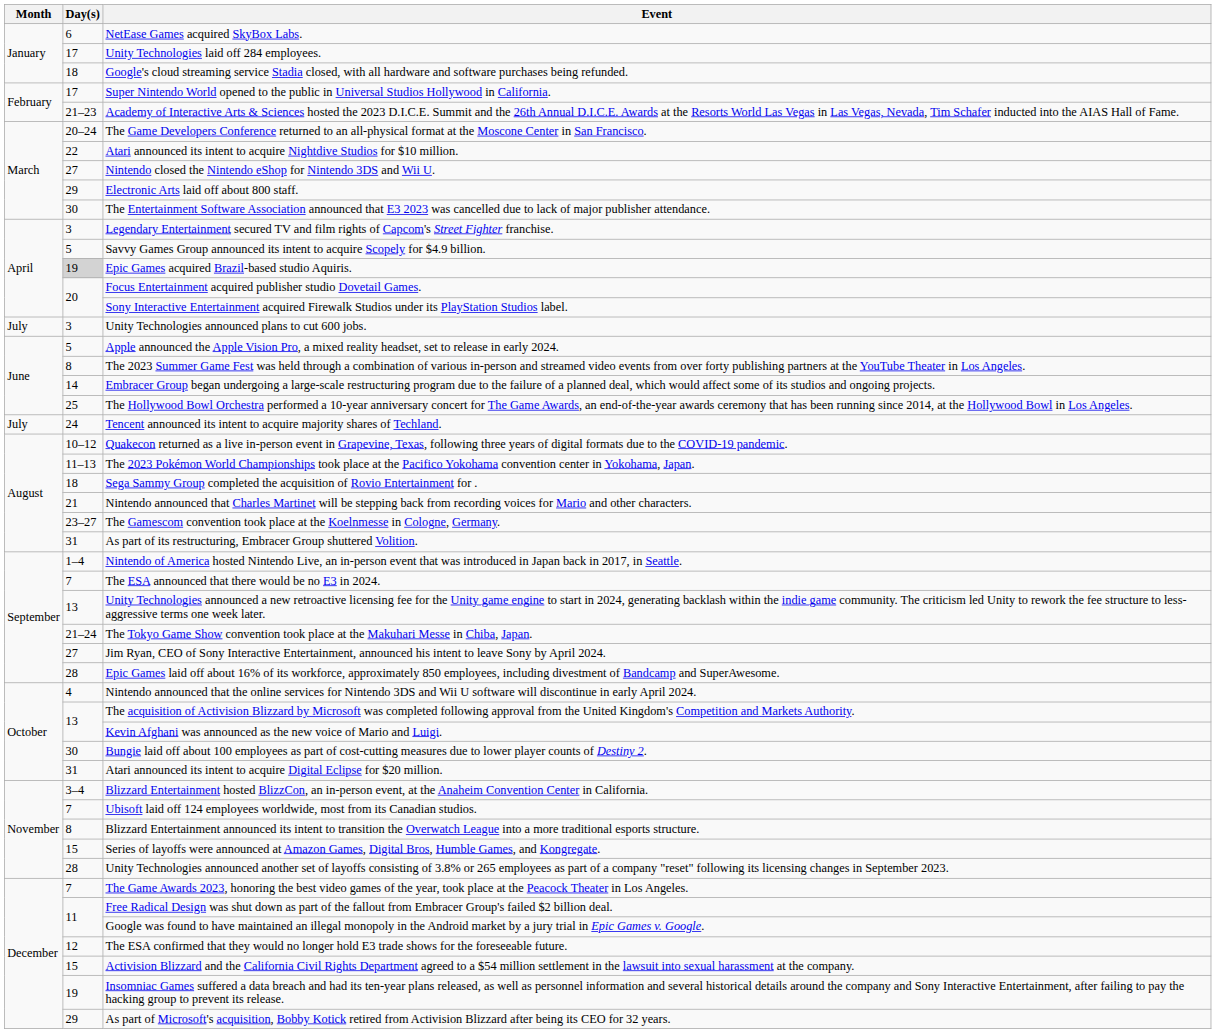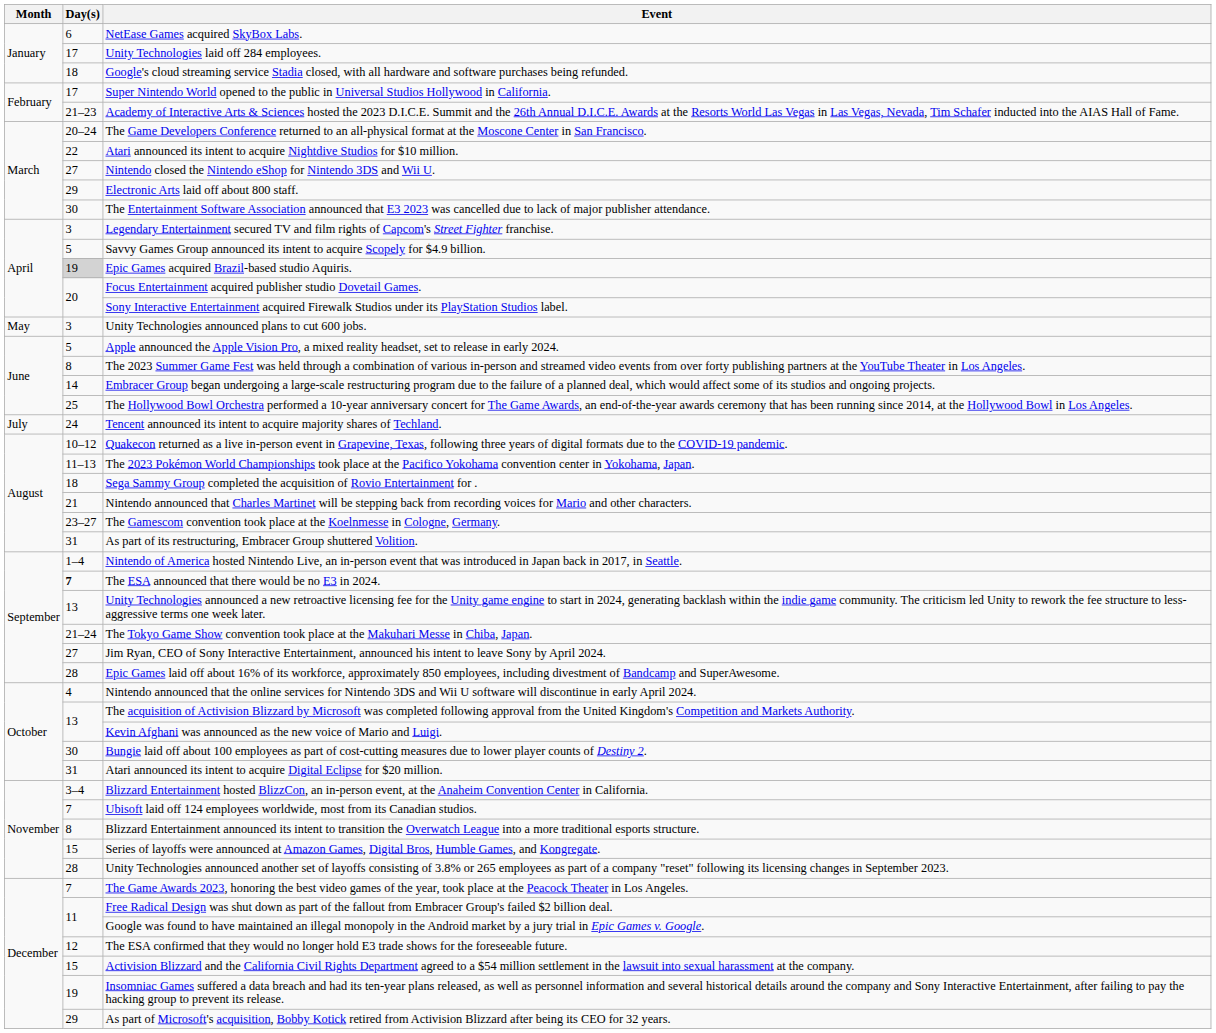(17, 326) July -> (19, 326) May
(69, 580) normal -> (69, 580) bold
